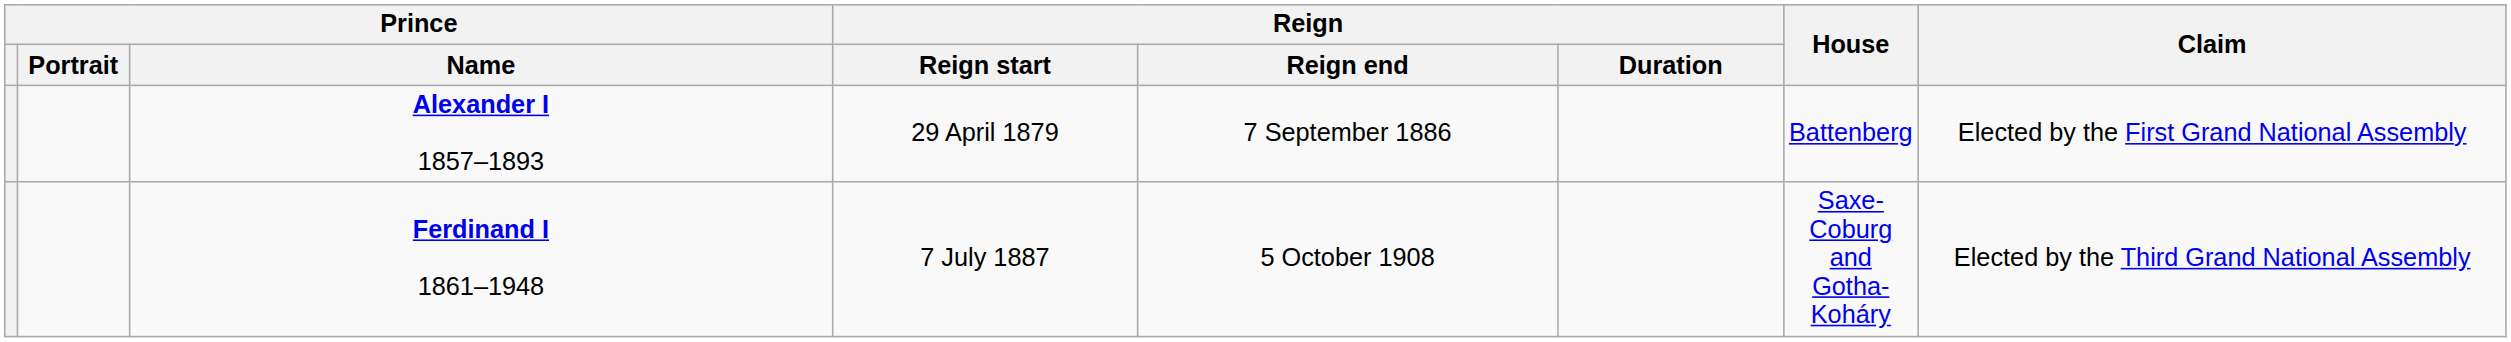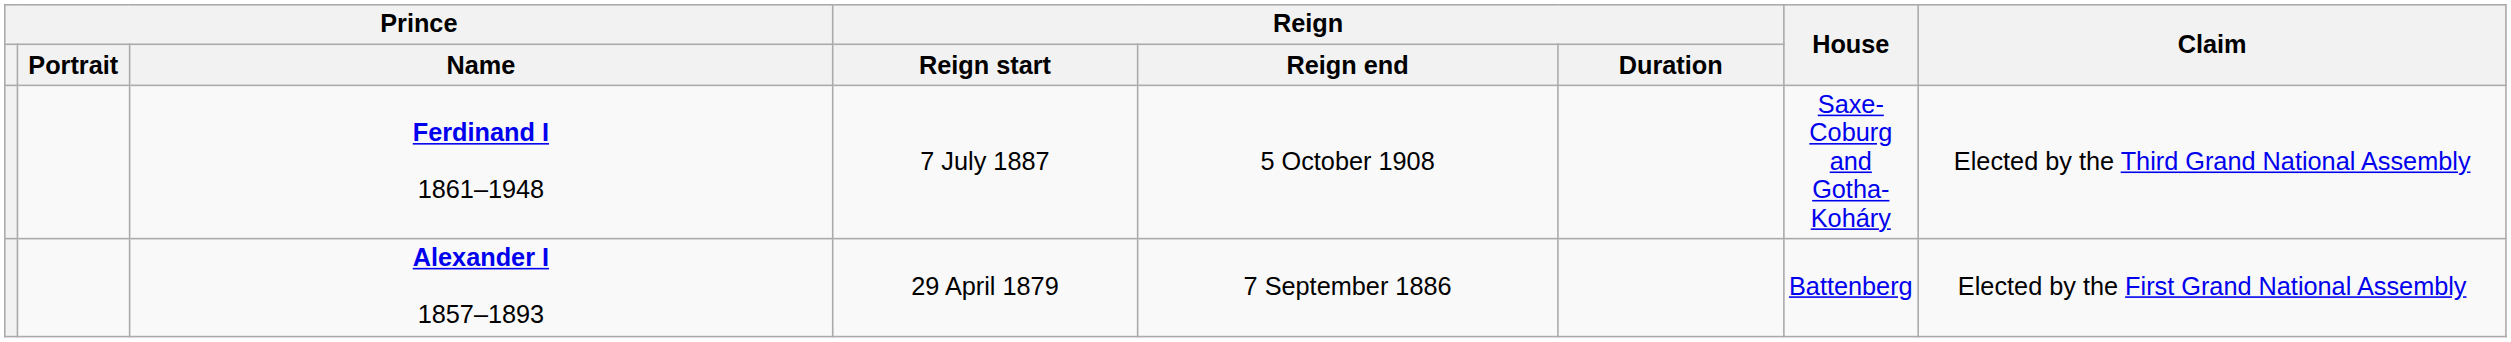rows swapped: (481, 133) <-> (481, 258)
